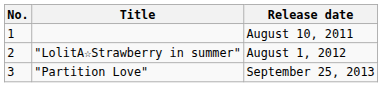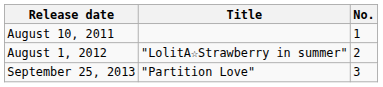columns swapped: (18, 14) <-> (311, 14)
